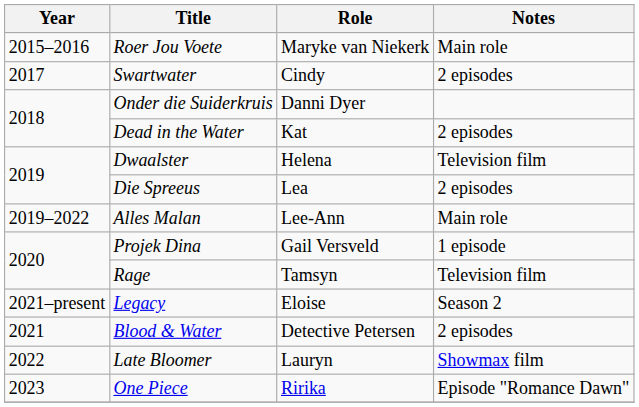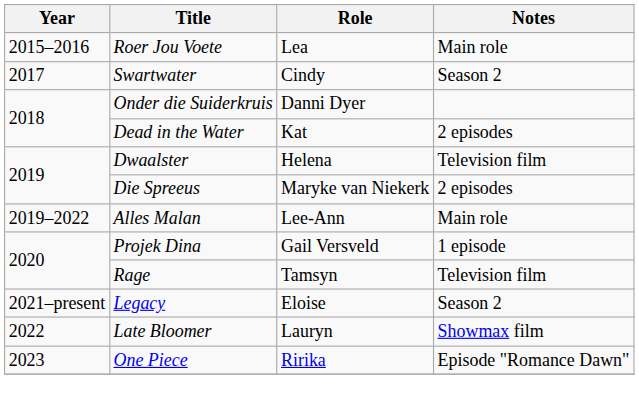(355, 47) Maryke van Niekerk -> (294, 47) Lea
(475, 75) 2 episodes -> (470, 75) Season 2
(294, 189) Lea -> (355, 189) Maryke van Niekerk
- row: (167, 331)
